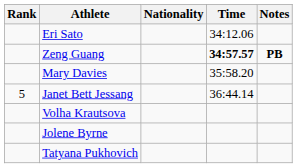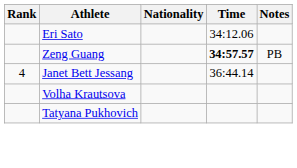(274, 53) bold -> (274, 53) normal
- row: (75, 73)
(22, 93) 5 -> (22, 73) 4
- row: (75, 133)
